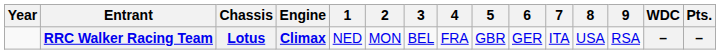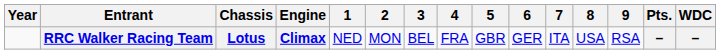columns swapped: (663, 16) <-> (699, 16)
